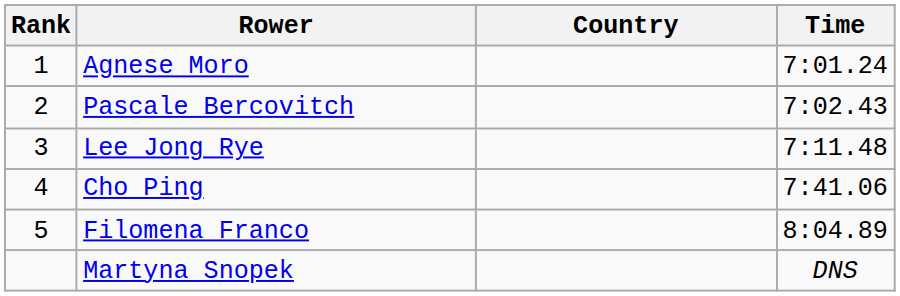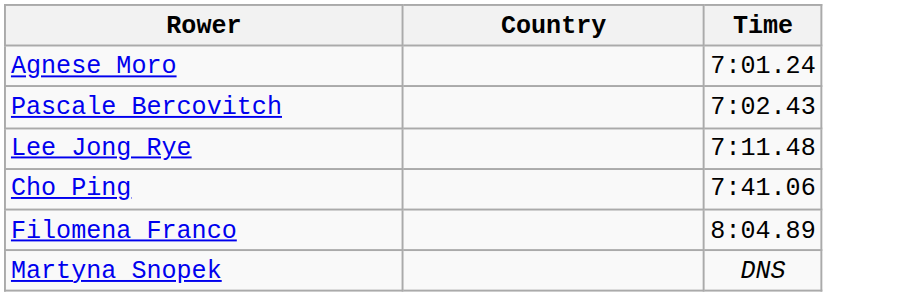- column: (41, 25)
